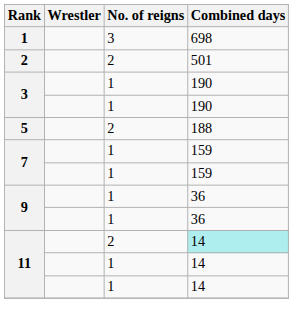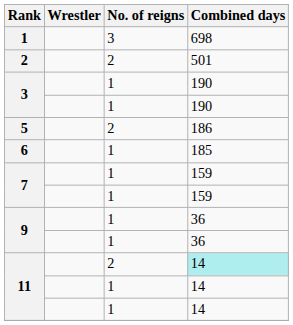(201, 128) 188 -> (201, 128) 186
+ row: (24, 151)
